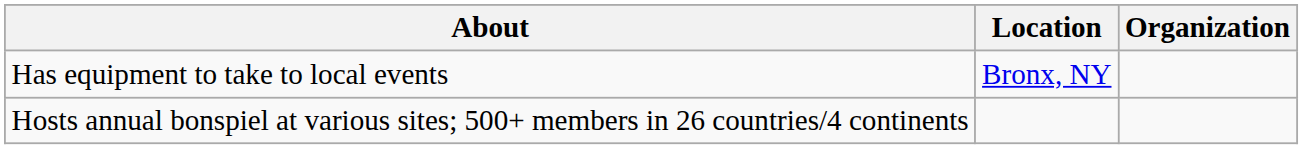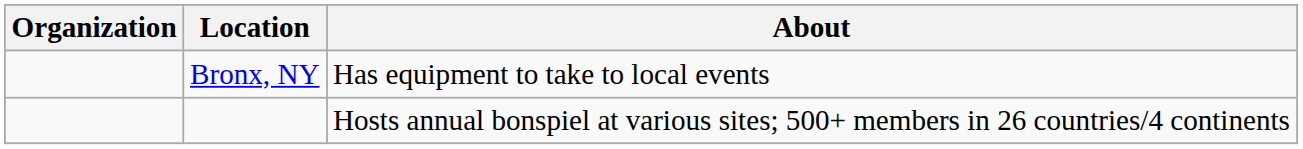columns swapped: (1207, 27) <-> (490, 27)
